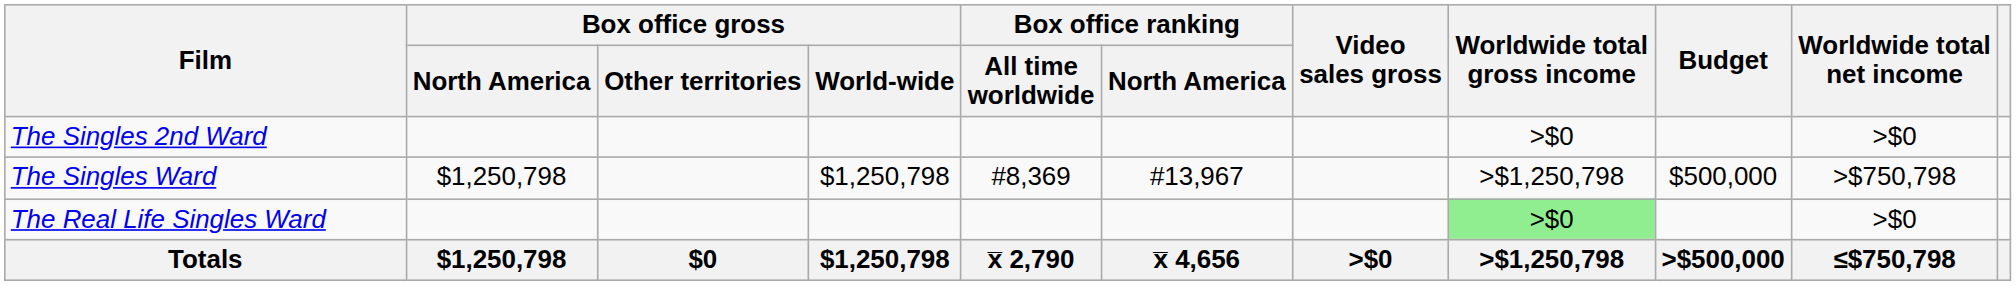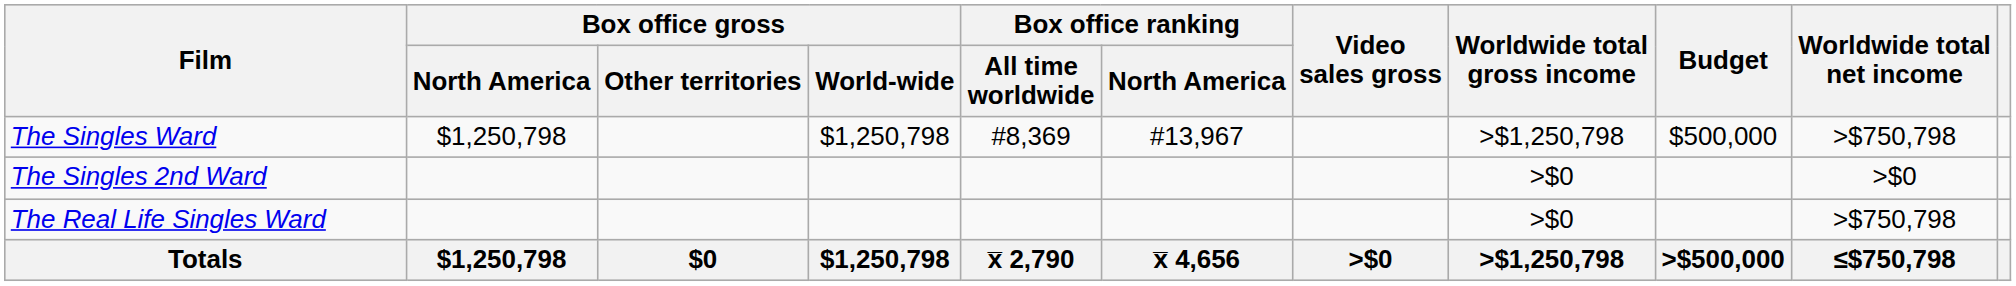rows swapped: (114, 177) <-> (139, 136)
(1552, 218) lightgreen background -> (1552, 218) no background
(1895, 218) >$0 -> (1895, 218) >$750,798
